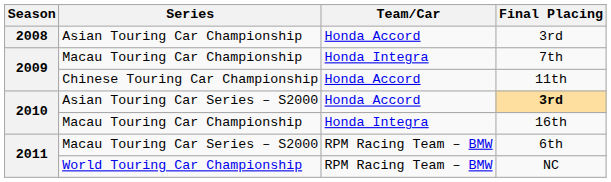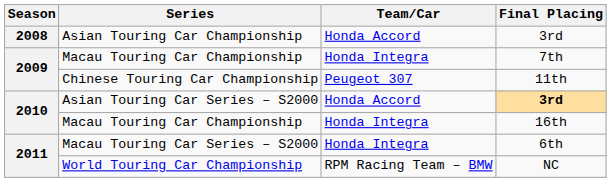(373, 80) Honda Accord -> (369, 80) Peugeot 307
(409, 145) RPM Racing Team – BMW -> (377, 145) Honda Integra
